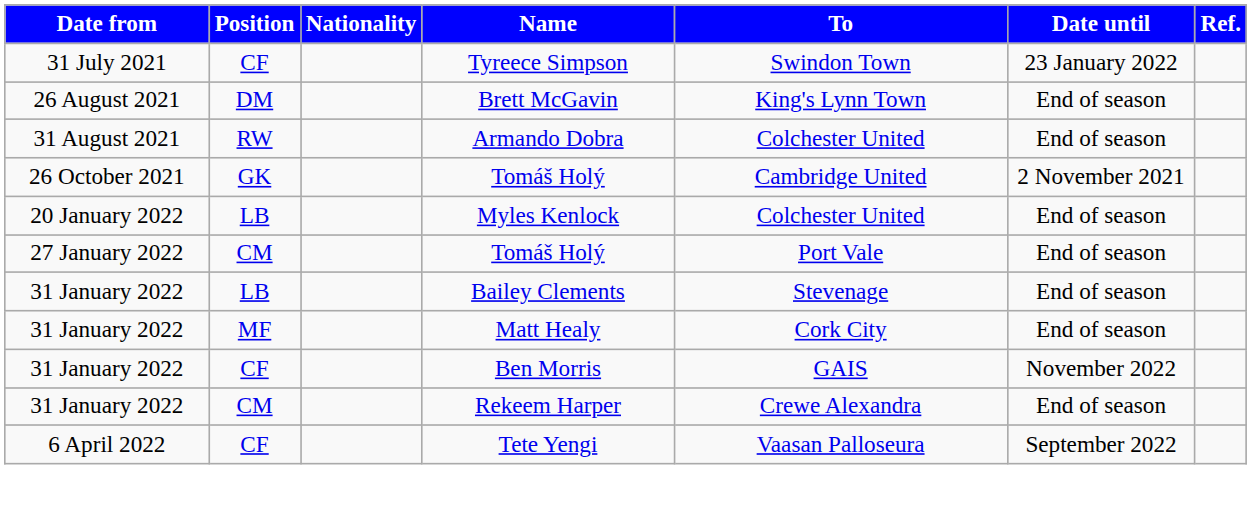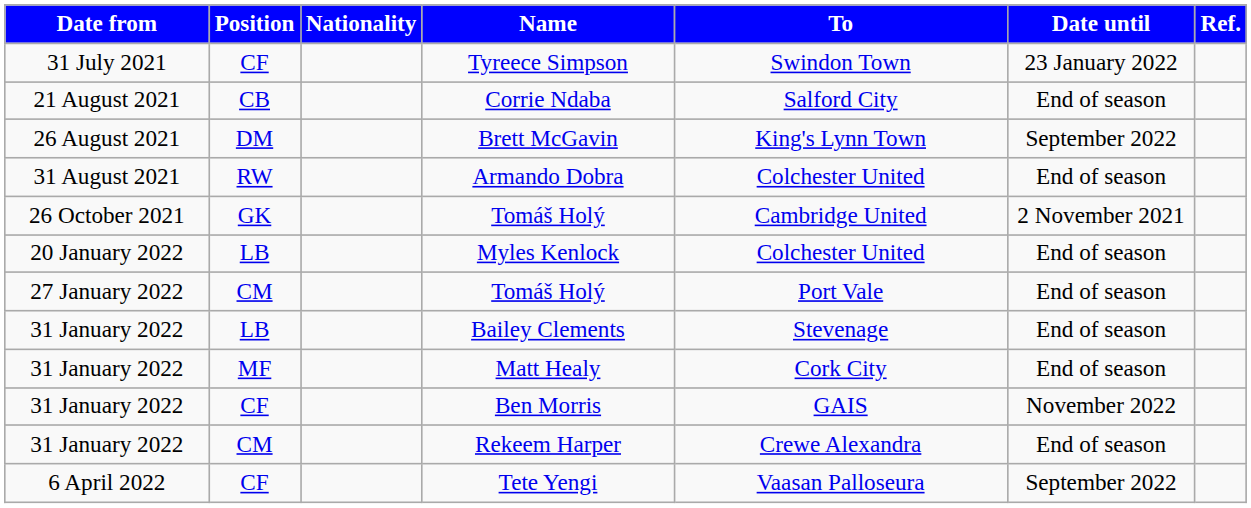+ row: (107, 100)
(1101, 100) End of season -> (1101, 138) September 2022
